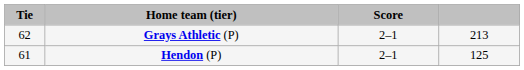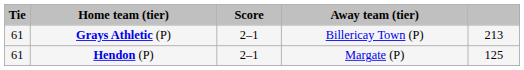+ column: (375, 15)
(25, 35) 62 -> (17, 35) 61
